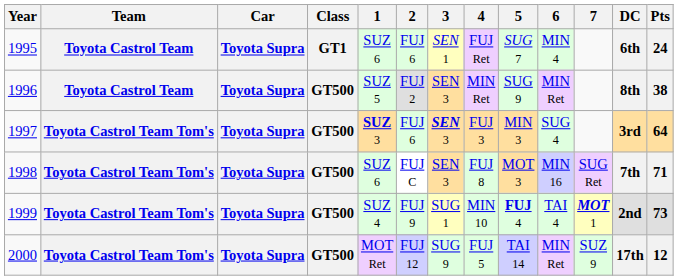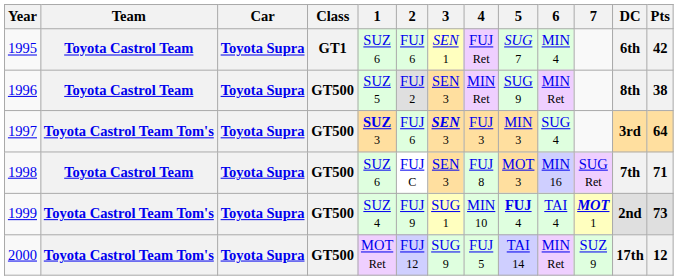(660, 49) 24 -> (660, 49) 42
(129, 172) Toyota Castrol Team Tom's -> (129, 172) Toyota Castrol Team
